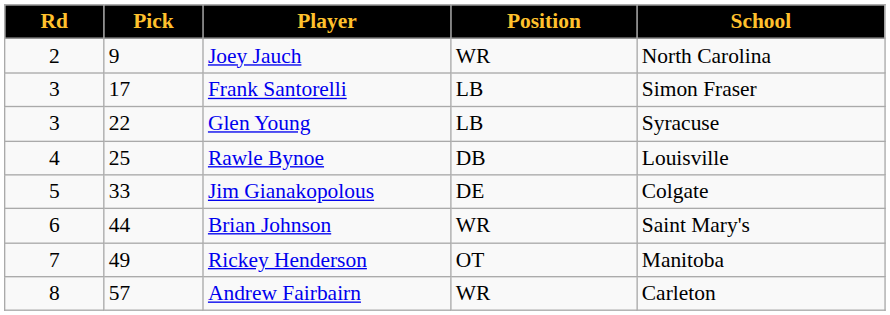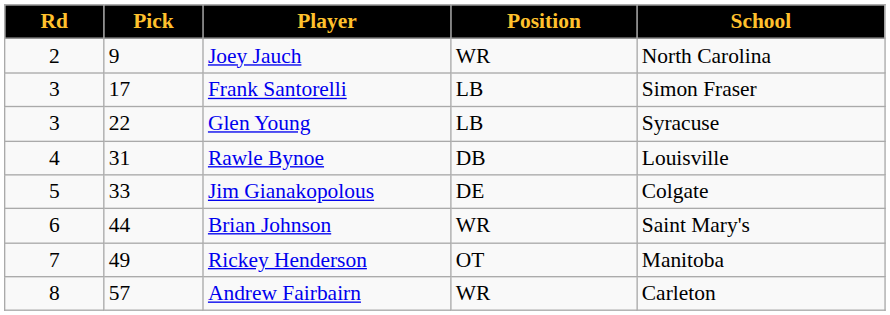(119, 157) 25 -> (119, 157) 31
